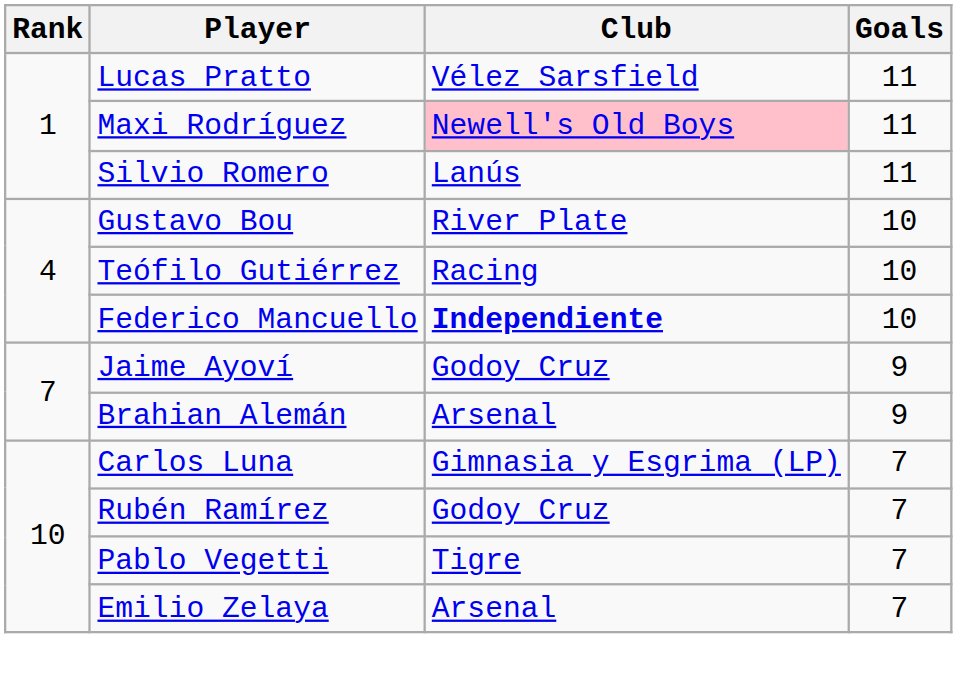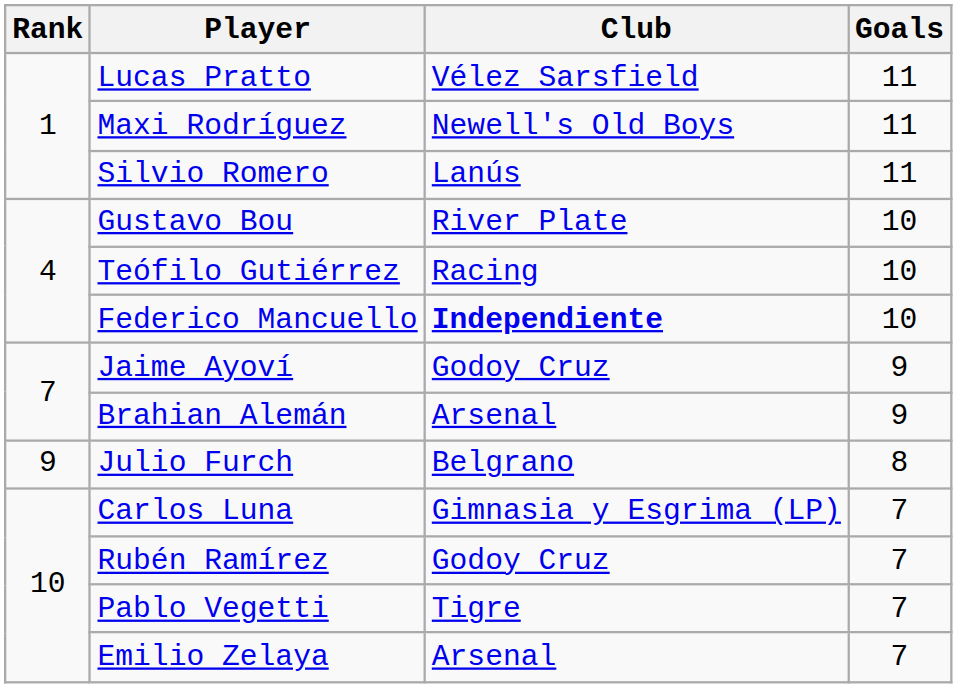(583, 126) pink background -> (583, 126) no background
+ row: (195, 464)
